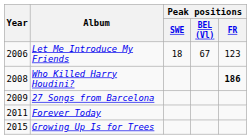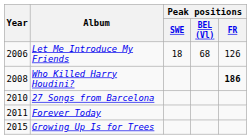(205, 54) 67 -> (205, 54) 68
(233, 54) 123 -> (233, 54) 126
(17, 98) 2009 -> (17, 98) 2010
